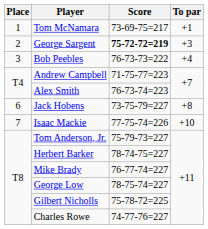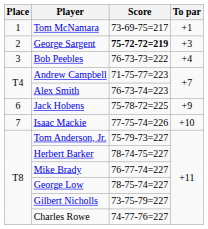(140, 106) 73-75-79=227 -> (140, 106) 75-78-72=225
(187, 106) +8 -> (187, 106) +9
(140, 201) 75-78-72=225 -> (140, 201) 73-75-79=227
